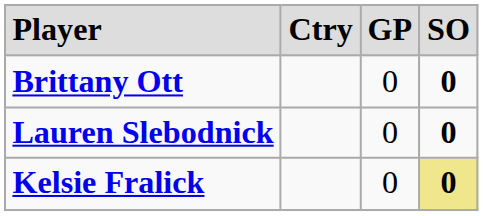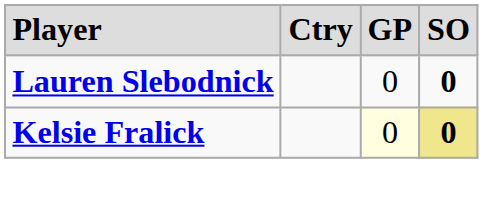- row: (98, 81)
(390, 183) no background -> (390, 132) lightyellow background
